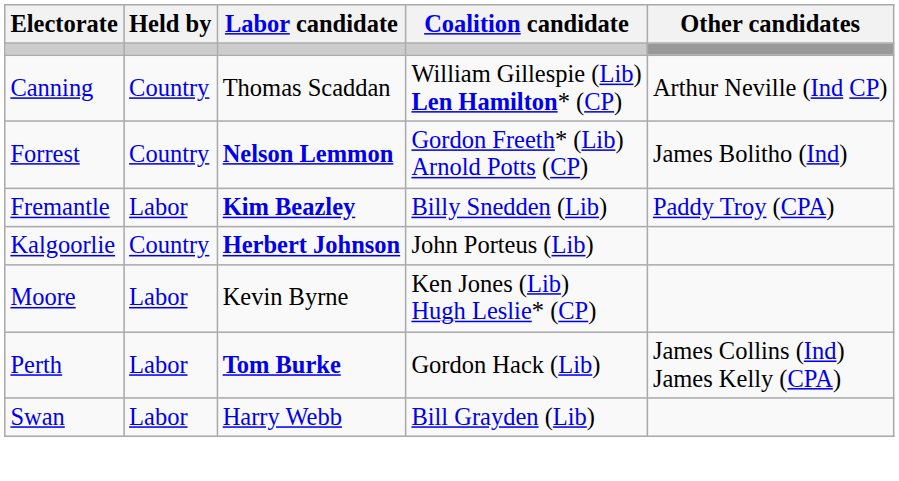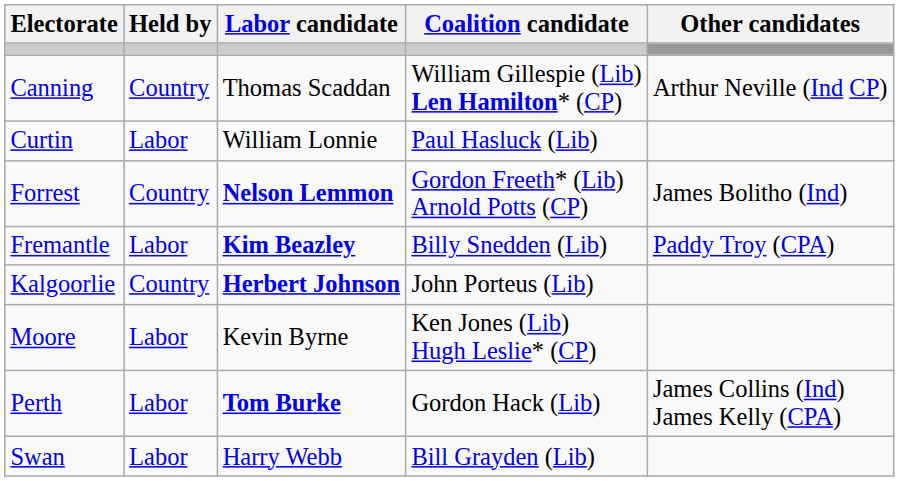+ row: (42, 140)
